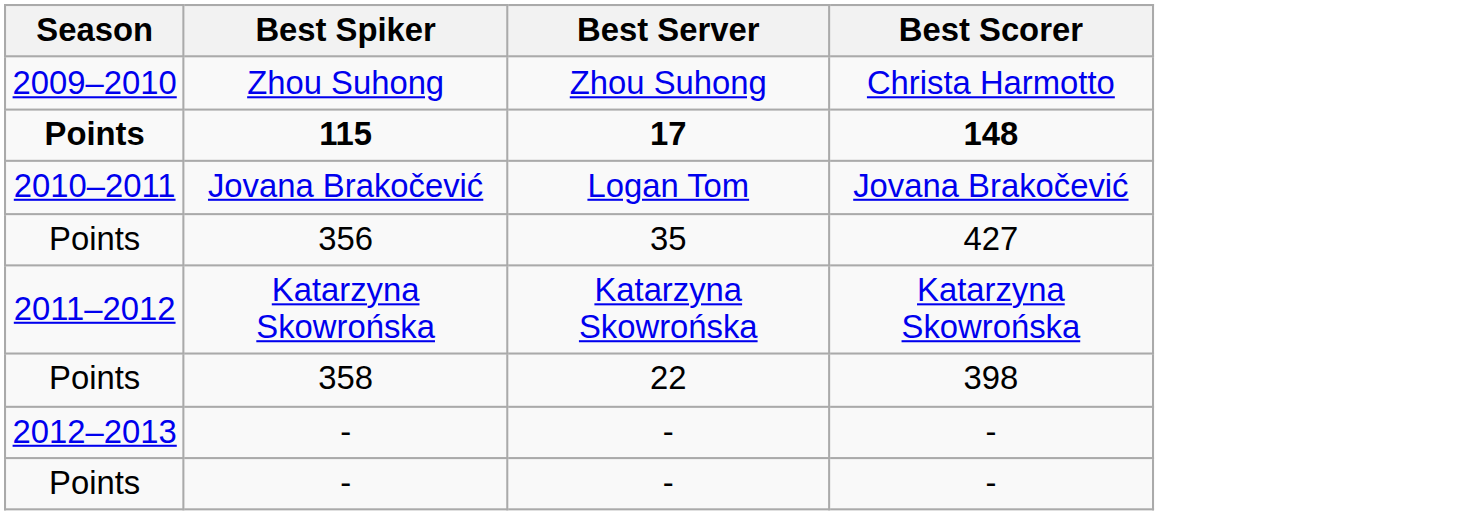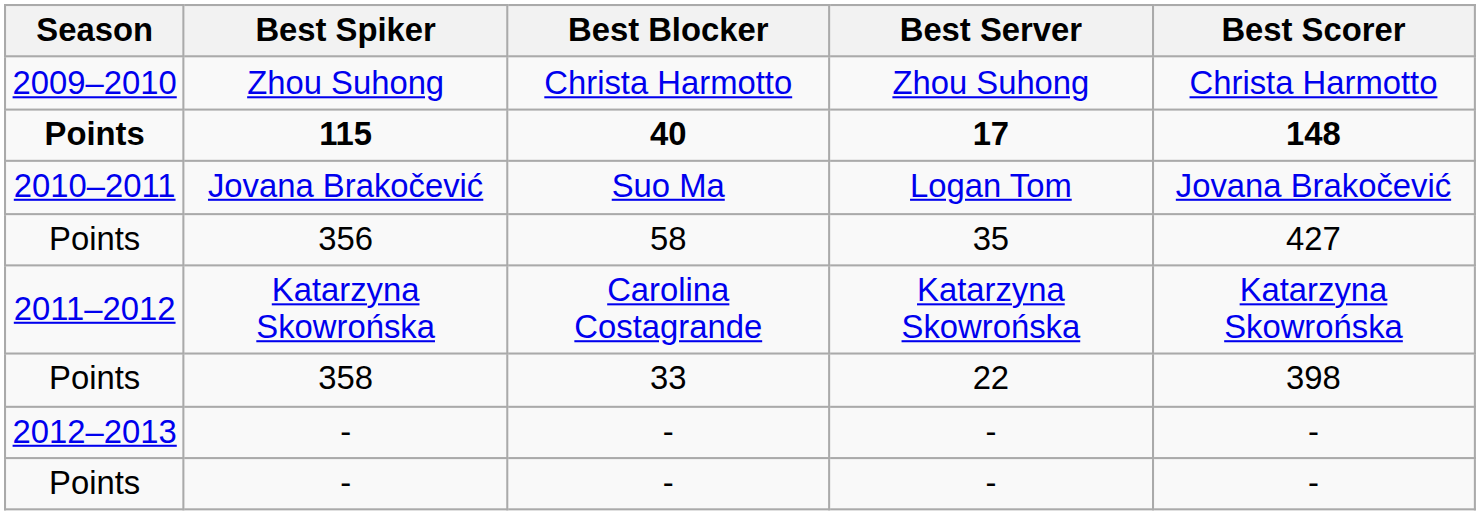+ column: (668, 30)
